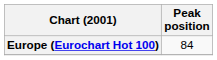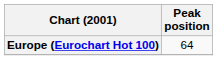(187, 45) 84 -> (187, 45) 64
